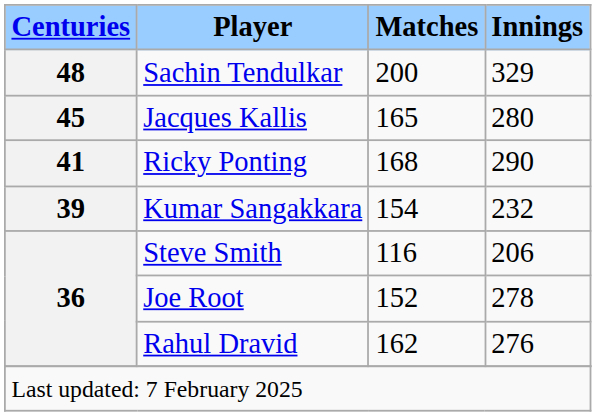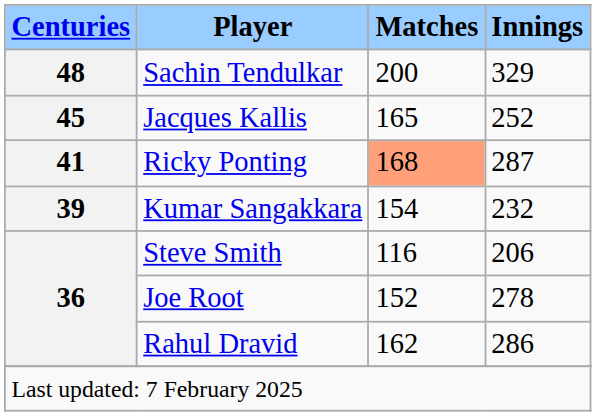(513, 117) 280 -> (513, 117) 252
(397, 162) no background -> (397, 162) lightsalmon background
(513, 162) 290 -> (513, 162) 287
(513, 343) 276 -> (513, 343) 286
